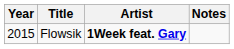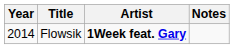(21, 33) 2015 -> (21, 33) 2014
